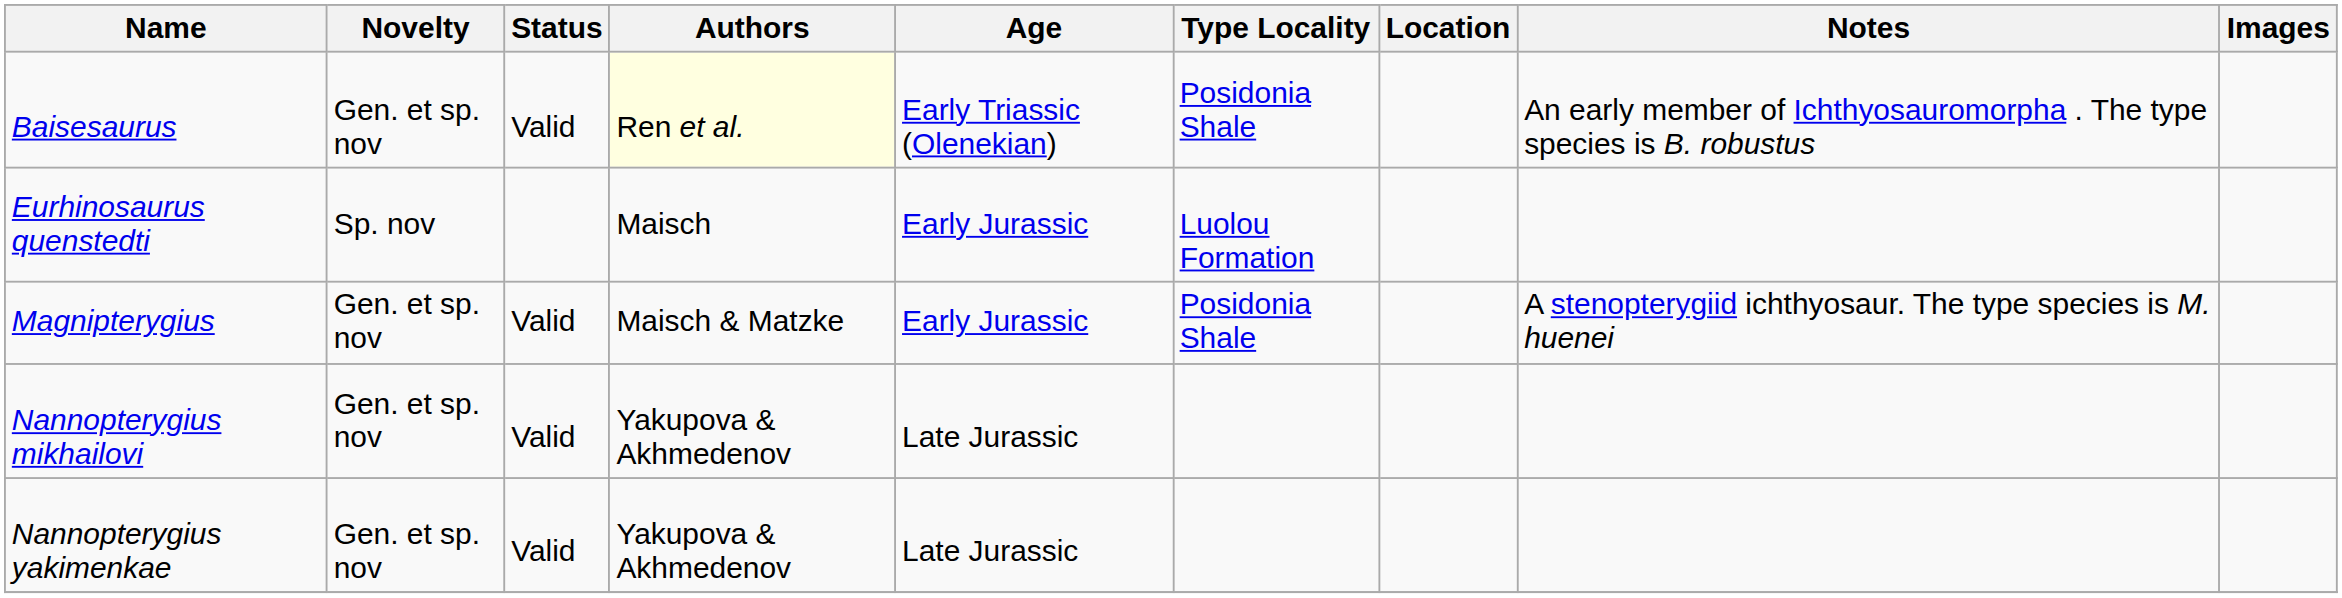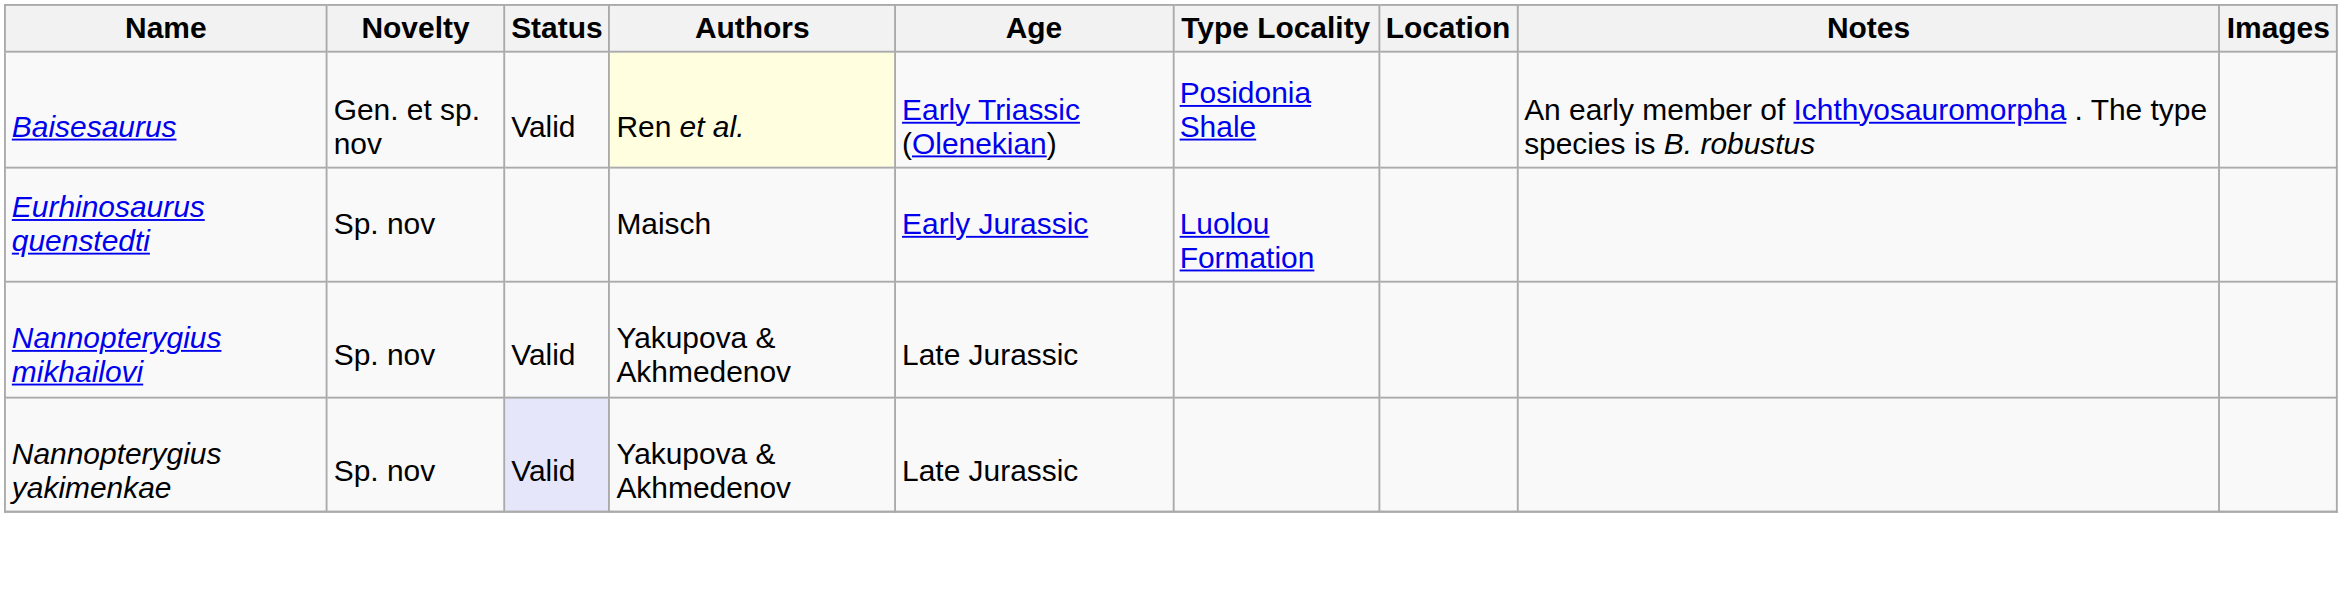- row: (113, 322)
(407, 419) Gen. et sp. nov -> (384, 355) Sp. nov
(407, 551) Gen. et sp. nov -> (384, 470) Sp. nov
(543, 551) no background -> (543, 470) lavender background
